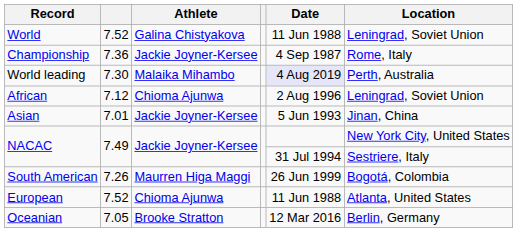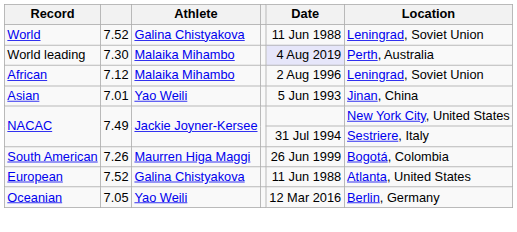- row: (48, 55)
(179, 95) Chioma Ajunwa -> (185, 75) Malaika Mihambo
(196, 116) Jackie Joyner-Kersee -> (161, 95) Yao Weili
(179, 197) Chioma Ajunwa -> (190, 177) Galina Chistyakova
(179, 217) Brooke Stratton -> (161, 197) Yao Weili
